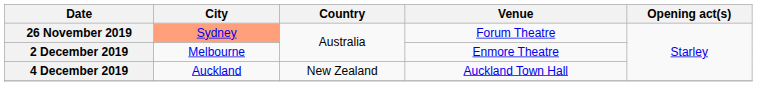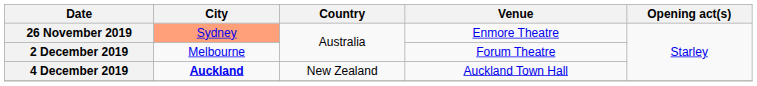(516, 33) Forum Theatre -> (516, 33) Enmore Theatre
(516, 52) Enmore Theatre -> (516, 52) Forum Theatre
(217, 71) normal -> (217, 71) bold
